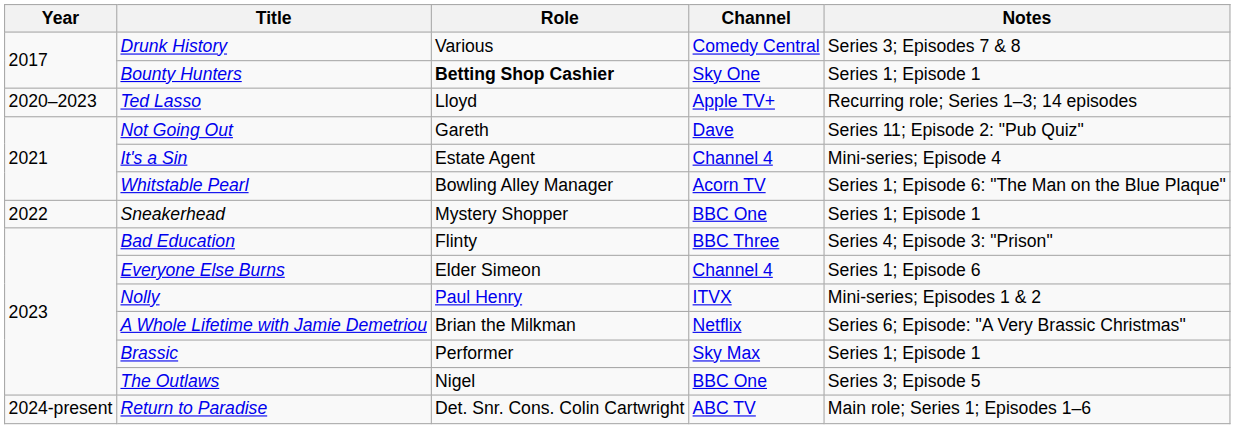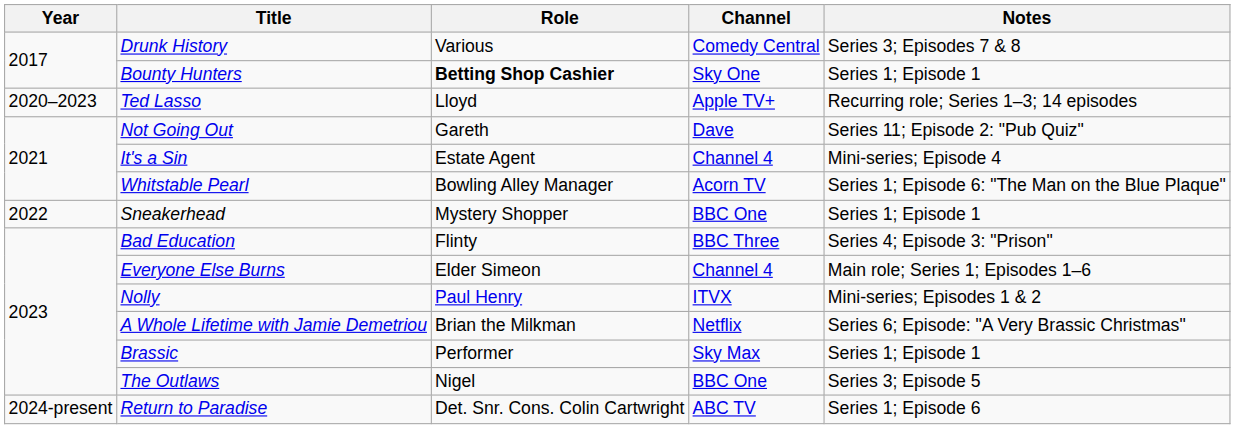(904, 269) Series 1; Episode 6 -> (959, 269) Main role; Series 1; Episodes 1–6
(959, 409) Main role; Series 1; Episodes 1–6 -> (904, 409) Series 1; Episode 6
